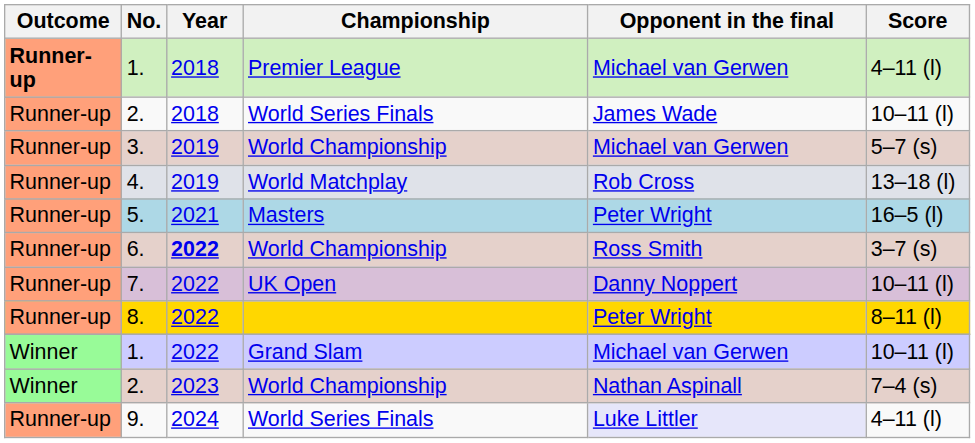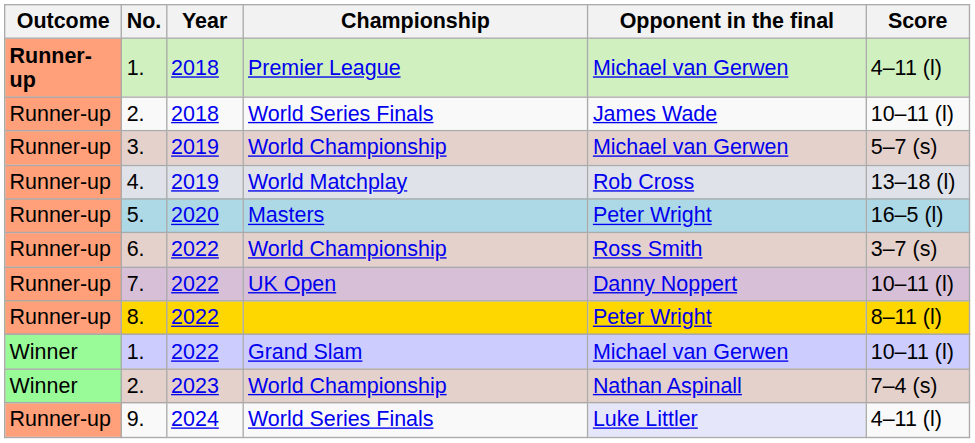(195, 215) 2021 -> (195, 215) 2020
(195, 249) bold -> (195, 249) normal
